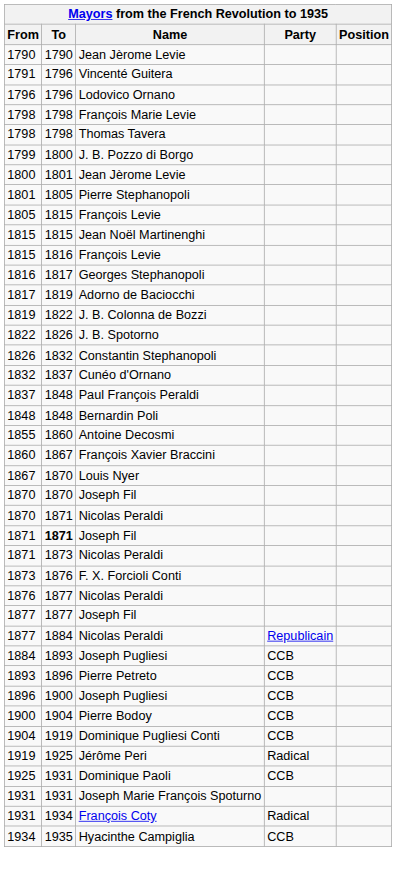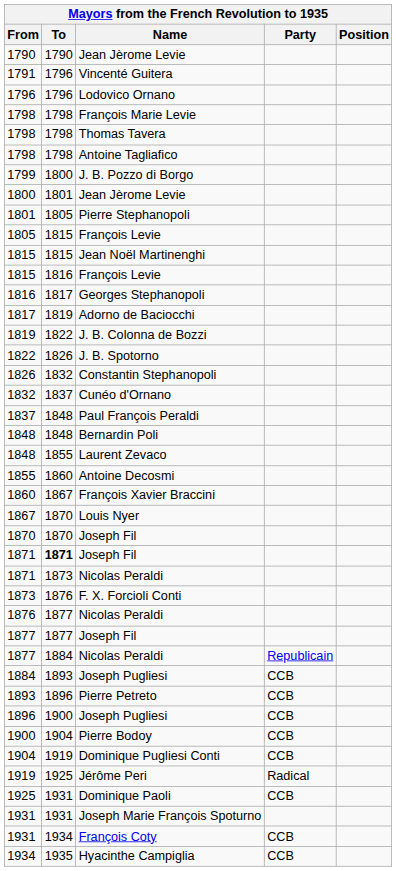+ row: (21, 154)
+ row: (21, 455)
- row: (21, 515)
(288, 816) Radical -> (281, 836) CCB
